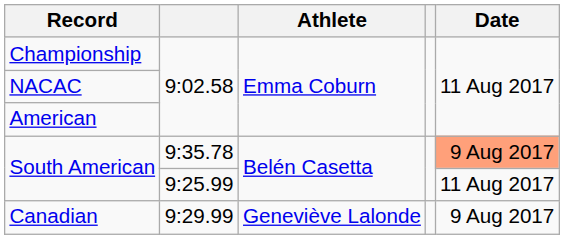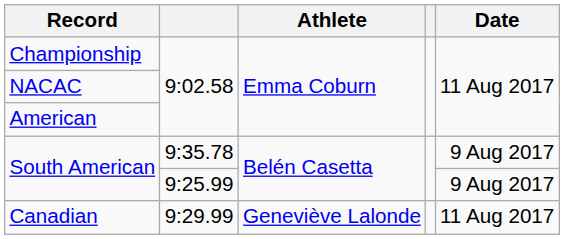(502, 151) lightsalmon background -> (502, 151) no background
(497, 184) 11 Aug 2017 -> (502, 184) 9 Aug 2017
(502, 217) 9 Aug 2017 -> (497, 217) 11 Aug 2017
